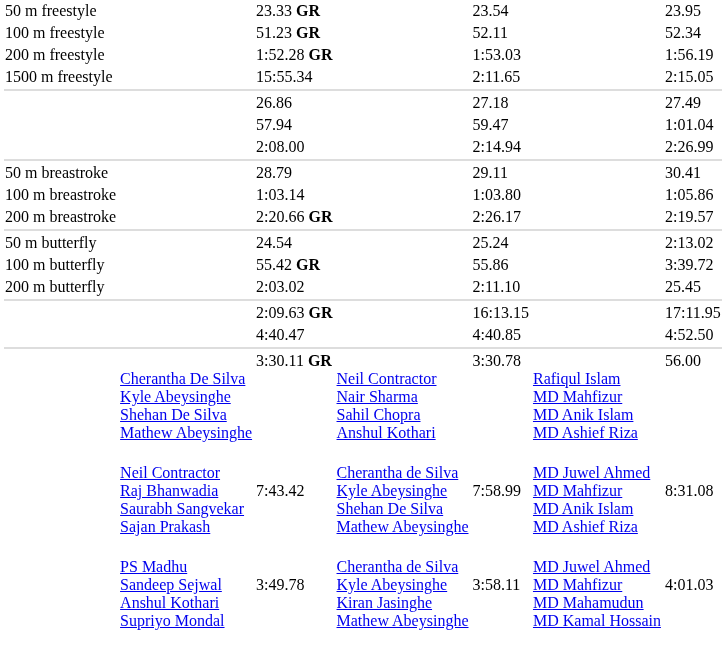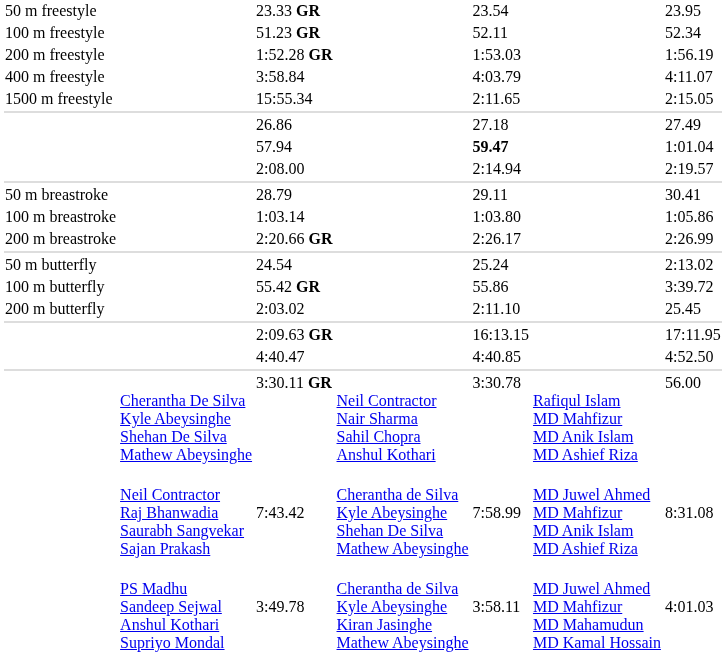+ row: (55, 76)
(490, 124) normal -> (490, 146) bold
(689, 146) 2:26.99 -> (689, 168) 2:19.57
(689, 216) 2:19.57 -> (689, 238) 2:26.99
